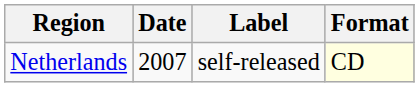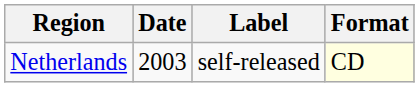(162, 61) 2007 -> (162, 61) 2003
